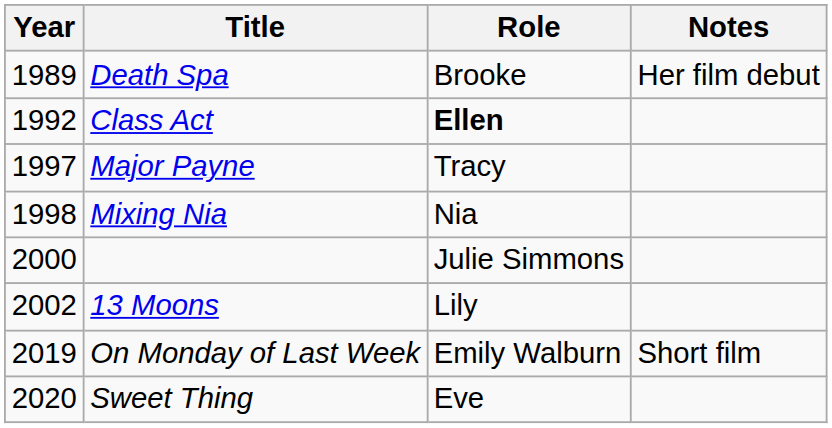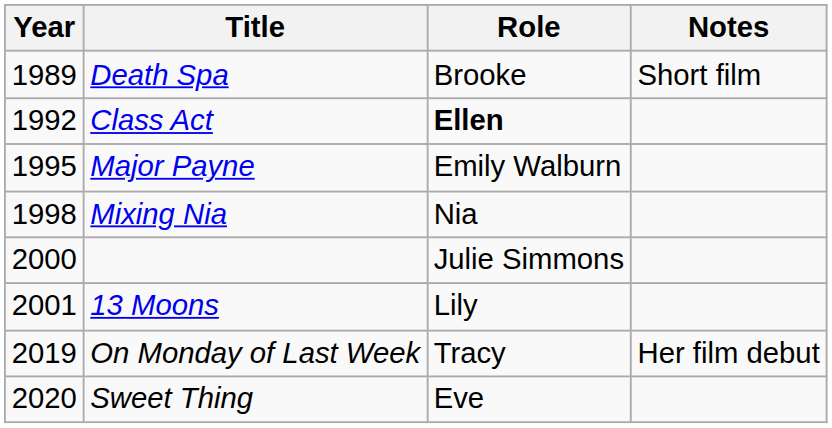(729, 74) Her film debut -> (699, 74) Short film
(44, 167) 1997 -> (44, 167) 1995
(470, 167) Tracy -> (527, 167) Emily Walburn
(44, 306) 2002 -> (44, 306) 2001
(527, 352) Emily Walburn -> (470, 352) Tracy
(699, 352) Short film -> (729, 352) Her film debut
